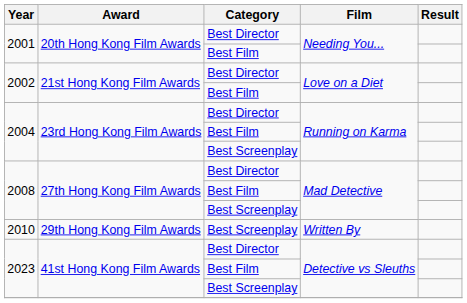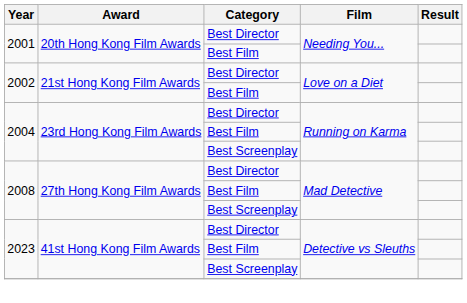- row: (21, 230)
